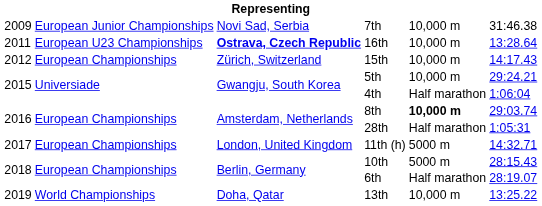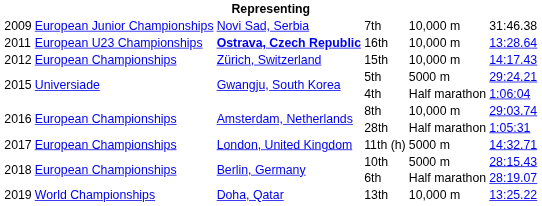(434, 77) 10,000 m -> (429, 77) 5000 m
(435, 110) bold -> (434, 110) normal
